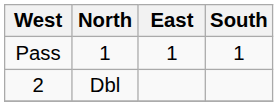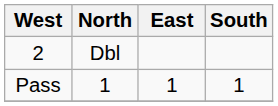rows swapped: (38, 52) <-> (38, 85)
